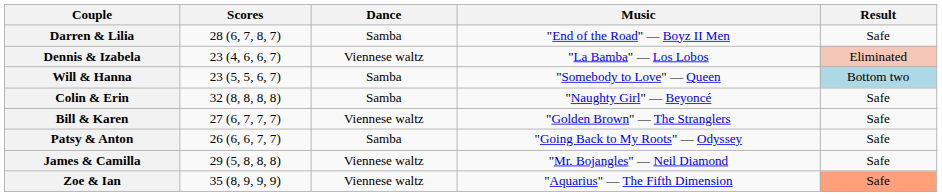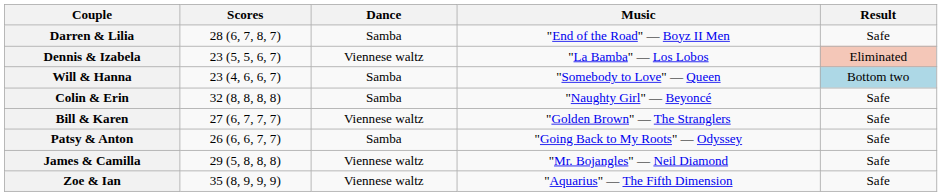(245, 56) 23 (4, 6, 6, 7) -> (245, 56) 23 (5, 5, 6, 7)
(245, 77) 23 (5, 5, 6, 7) -> (245, 77) 23 (4, 6, 6, 7)
(878, 181) lightsalmon background -> (878, 181) no background
